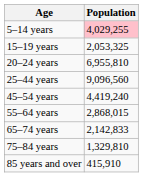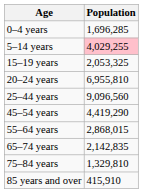+ row: (27, 29)
(108, 96) 4,419,240 -> (108, 113) 4,419,290
(108, 130) 2,142,833 -> (108, 146) 2,142,835
